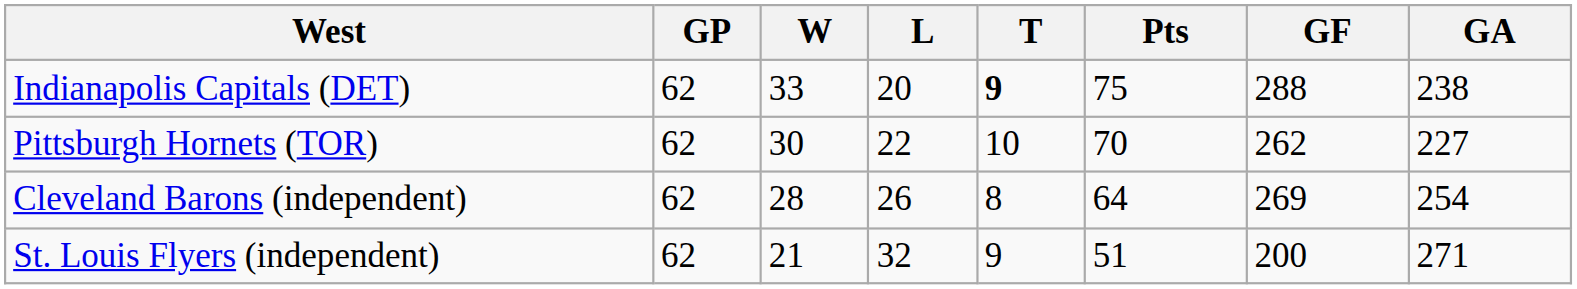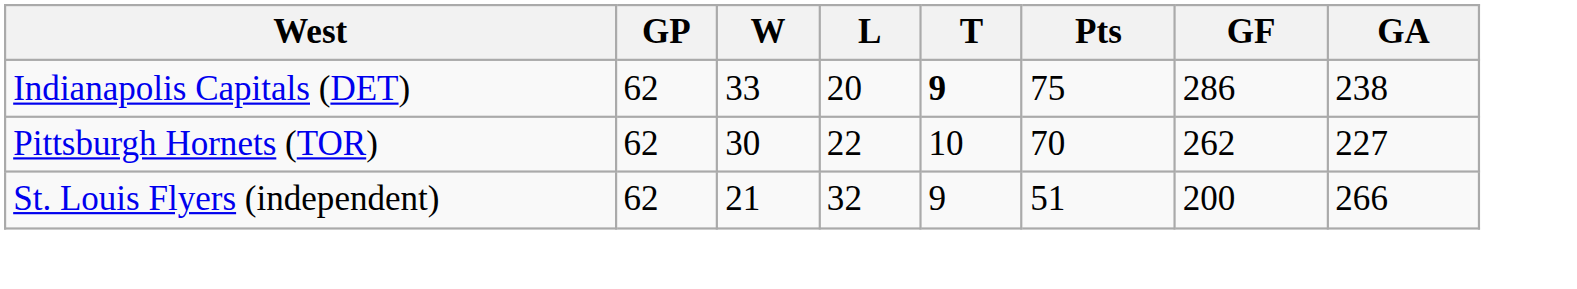(1281, 87) 288 -> (1209, 87) 286
- row: (240, 198)
(1443, 254) 271 -> (1362, 198) 266
